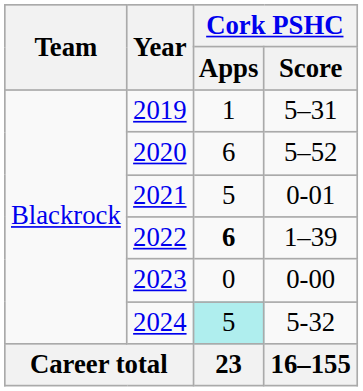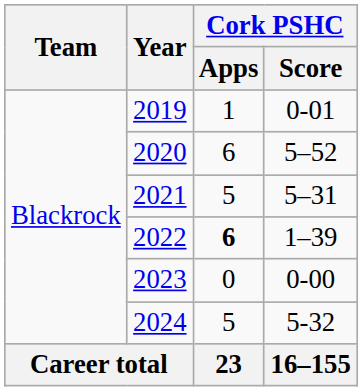(311, 110) 5–31 -> (311, 110) 0-01
(311, 195) 0-01 -> (311, 195) 5–31
(229, 322) paleturquoise background -> (229, 322) no background
